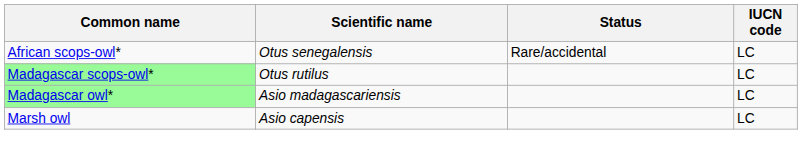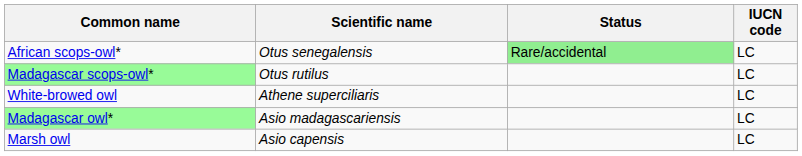(558, 52) no background -> (558, 52) lightgreen background
+ row: (62, 96)
